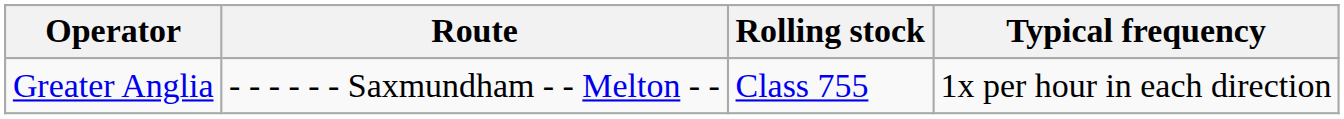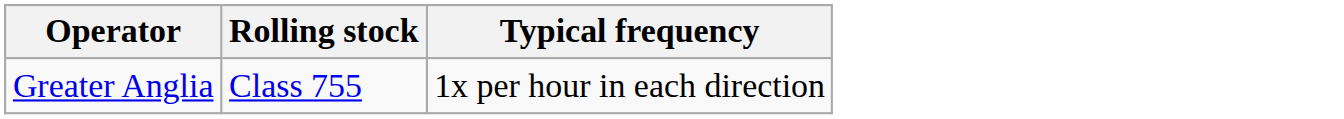- column: (474, 31)
